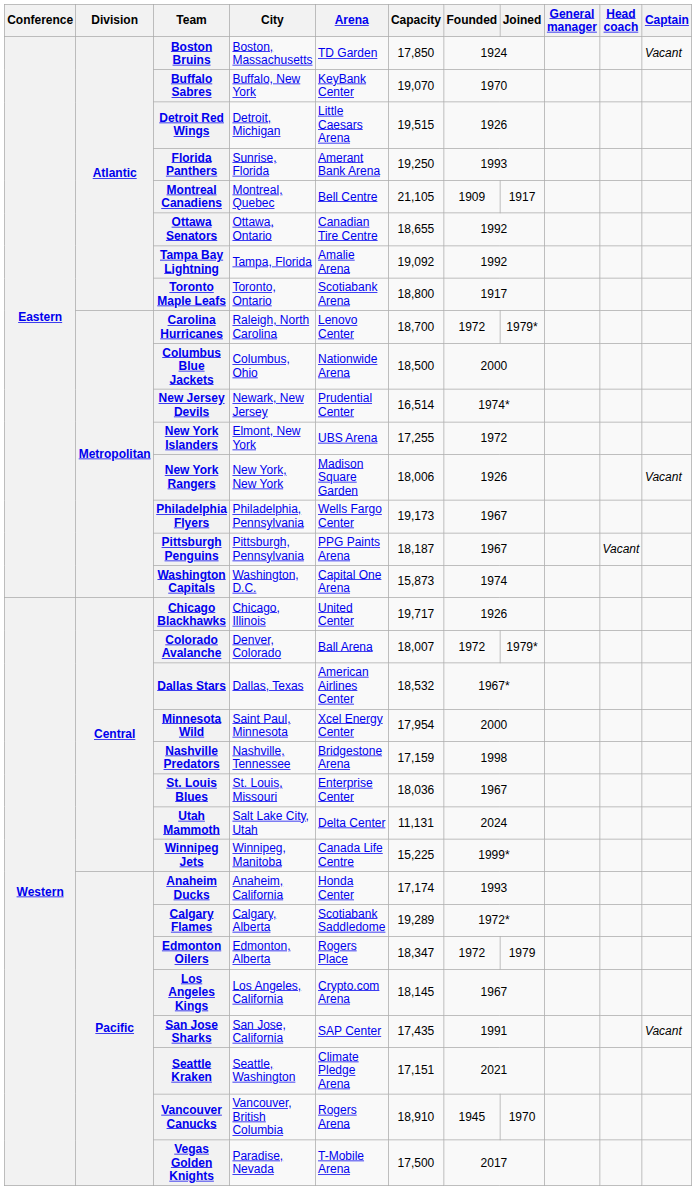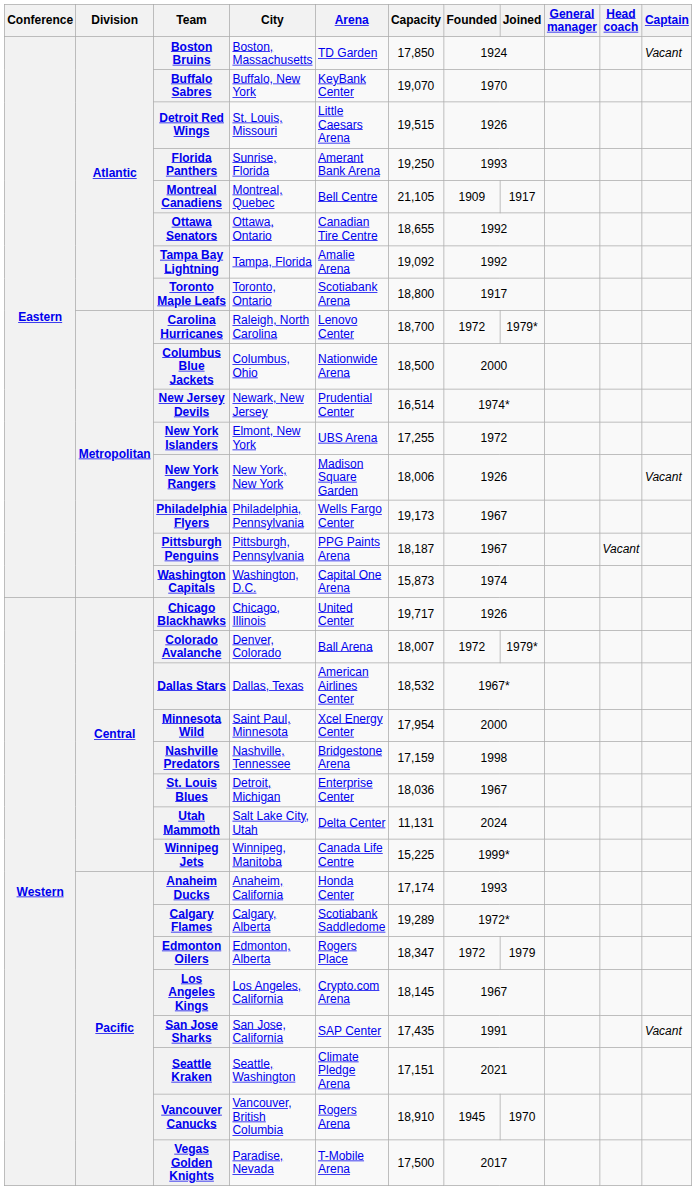(256, 125) Detroit, Michigan -> (257, 125) St. Louis, Missouri
(257, 790) St. Louis, Missouri -> (256, 790) Detroit, Michigan
